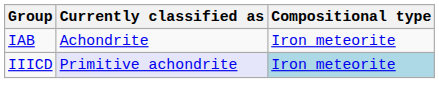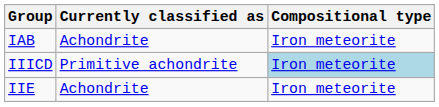(149, 65) lavender background -> (149, 65) no background
+ row: (21, 89)
